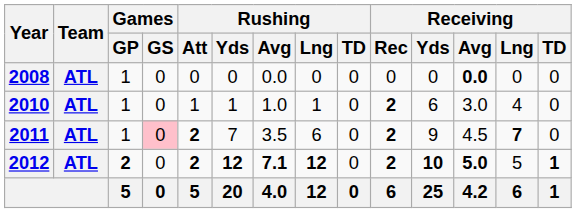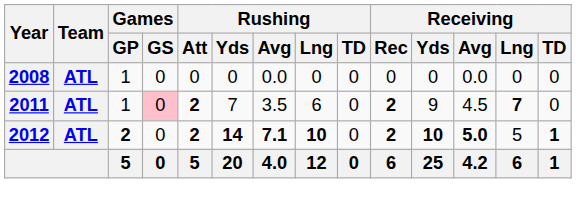(475, 76) bold -> (475, 76) normal
- row: (29, 105)
(232, 163) 12 -> (232, 134) 14
(317, 163) 12 -> (317, 134) 10
